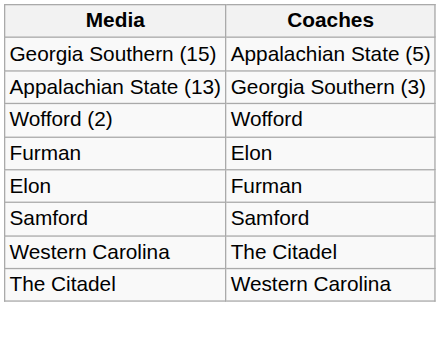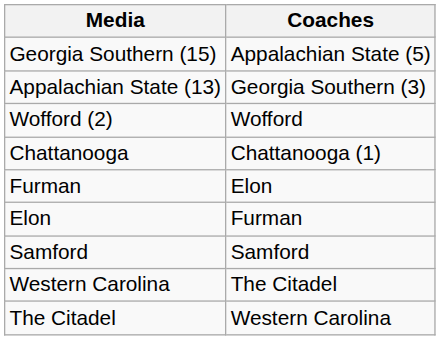+ row: (69, 152)
